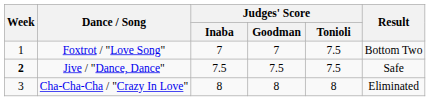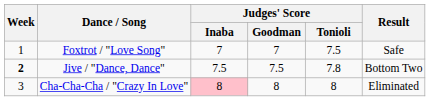(394, 50) Bottom Two -> (394, 50) Safe
(334, 68) 7.5 -> (334, 68) 7.8
(394, 68) Safe -> (394, 68) Bottom Two
(219, 86) no background -> (219, 86) pink background
